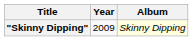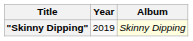(104, 28) 2009 -> (104, 28) 2019
